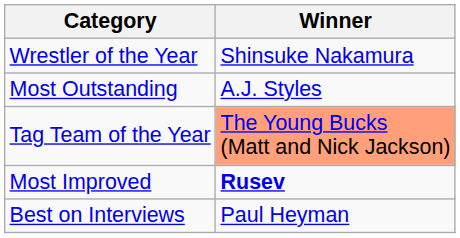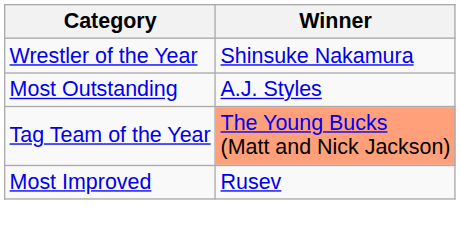(253, 181) bold -> (251, 181) normal
- row: (97, 215)
